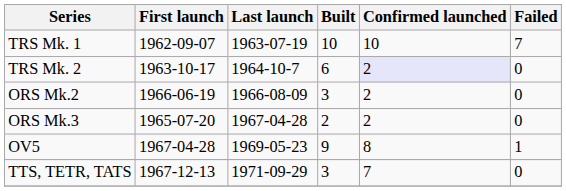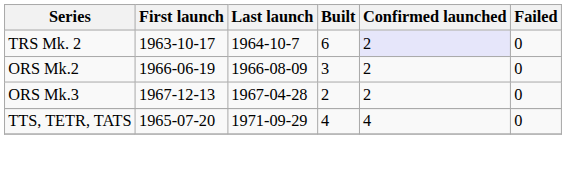- row: (45, 43)
(177, 120) 1965-07-20 -> (177, 95) 1967-12-13
- row: (24, 146)
(177, 172) 1967-12-13 -> (177, 120) 1965-07-20
(325, 172) 3 -> (325, 120) 4
(367, 172) 7 -> (367, 120) 4
